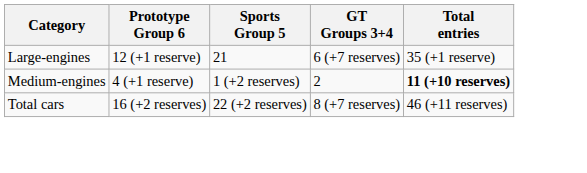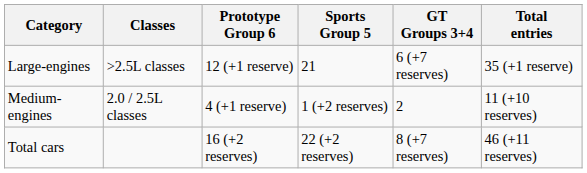+ column: (153, 25)
(459, 81) bold -> (511, 106) normal
